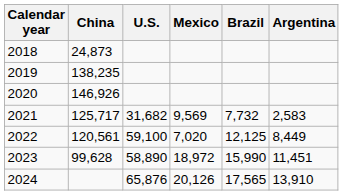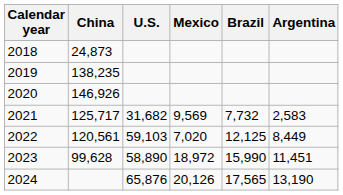(147, 136) 59,100 -> (147, 136) 59,103
(293, 179) 13,910 -> (293, 179) 13,190
